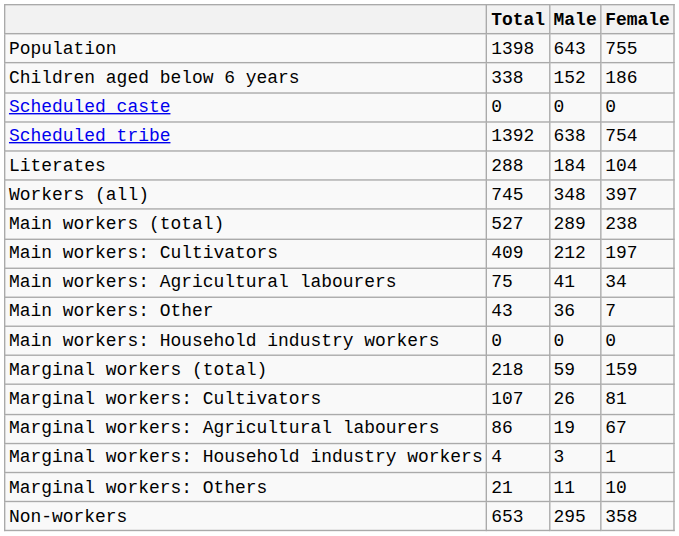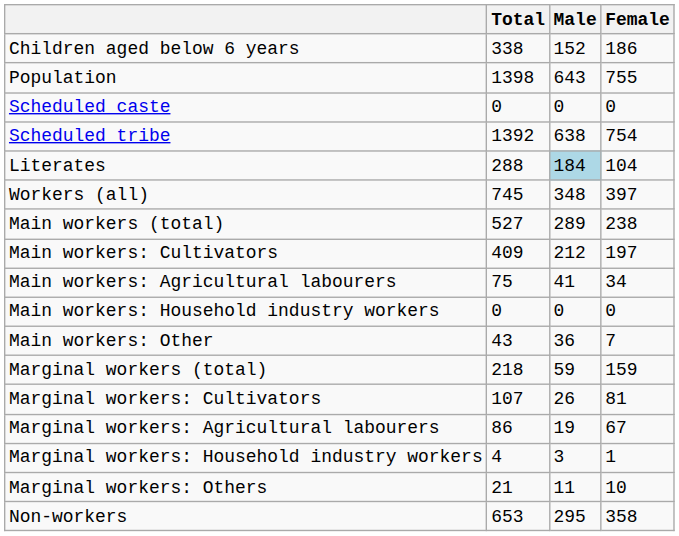rows swapped: (63, 49) <-> (154, 78)
(570, 166) no background -> (570, 166) lightblue background
rows swapped: (224, 341) <-> (111, 312)
